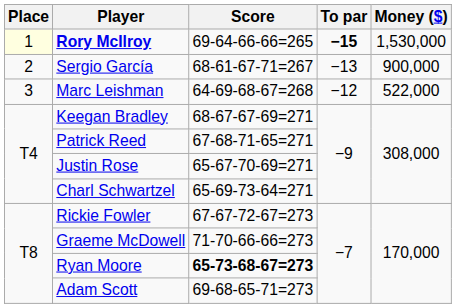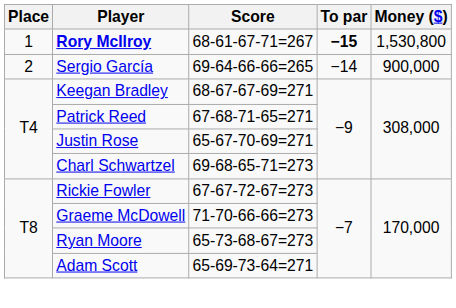(29, 41) lightyellow background -> (29, 41) no background
(253, 41) 69-64-66-66=265 -> (253, 41) 68-61-67-71=267
(411, 41) 1,530,000 -> (411, 41) 1,530,800
(253, 66) 68-61-67-71=267 -> (253, 66) 69-64-66-66=265
(344, 66) −13 -> (344, 66) −14
- row: (110, 91)
(253, 191) 65-69-73-64=271 -> (253, 166) 69-68-65-71=273
(253, 265) bold -> (253, 240) normal
(253, 290) 69-68-65-71=273 -> (253, 265) 65-69-73-64=271
